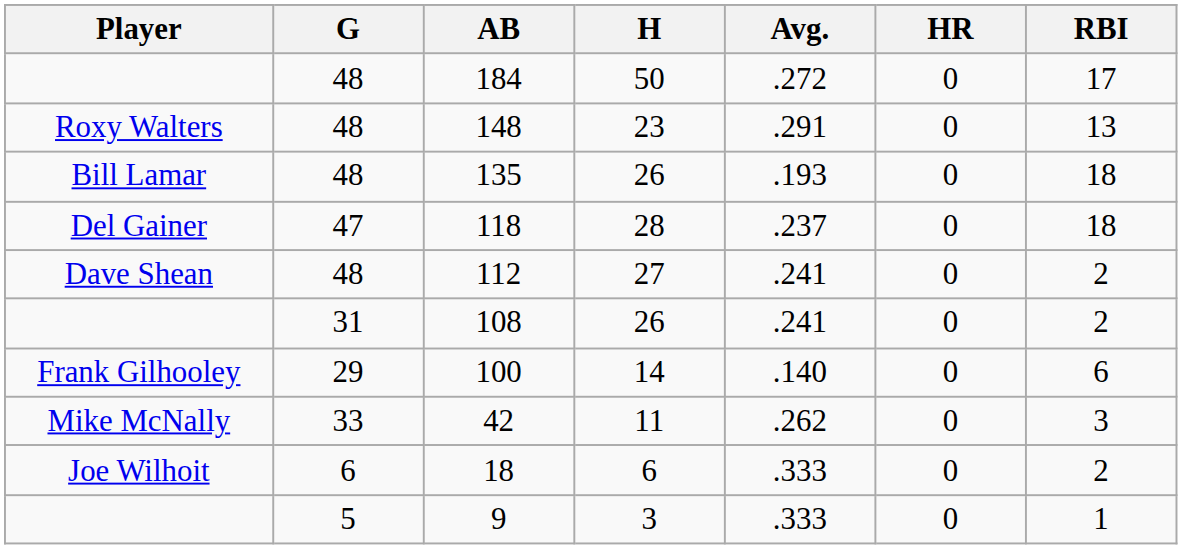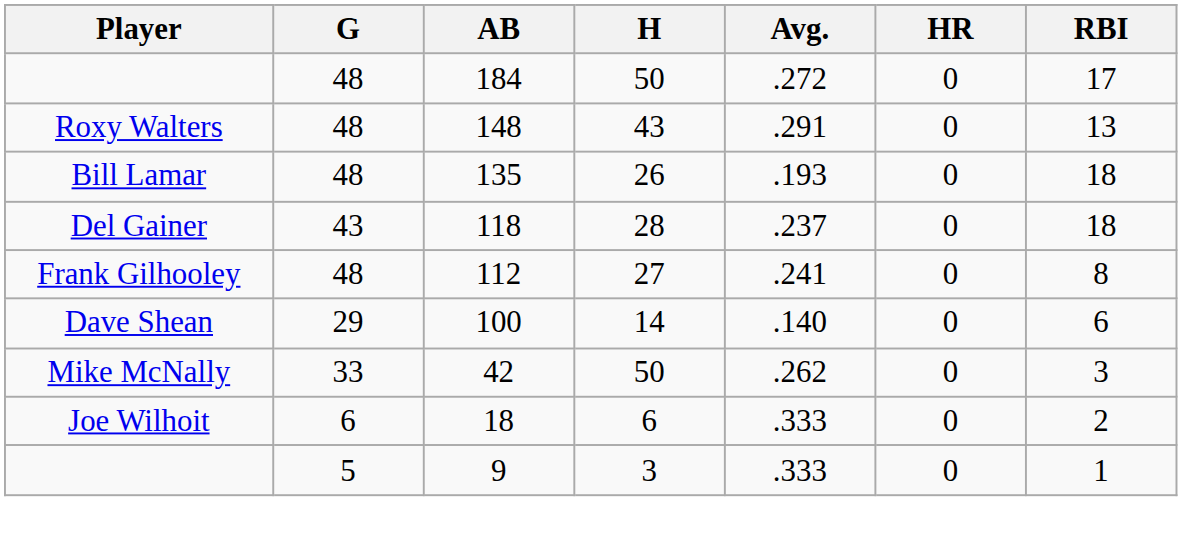(649, 126) 23 -> (649, 126) 43
(348, 224) 47 -> (348, 224) 43
(139, 273) Dave Shean -> (139, 273) Frank Gilhooley
(1101, 273) 2 -> (1101, 273) 8
- row: (499, 322)
(139, 371) Frank Gilhooley -> (139, 322) Dave Shean
(649, 420) 11 -> (649, 371) 50
